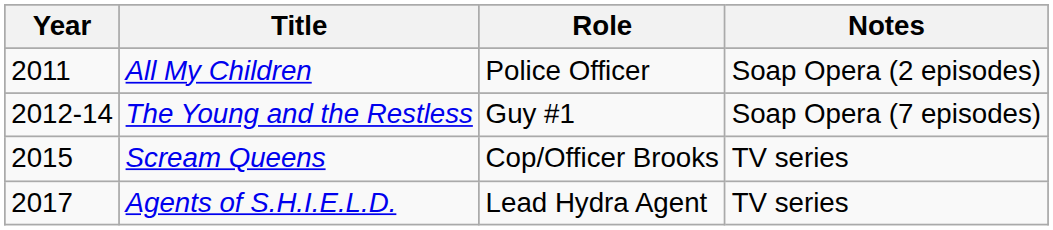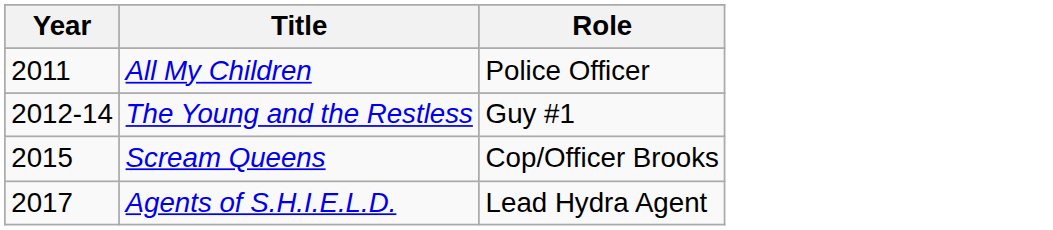- column: (886, 26)
